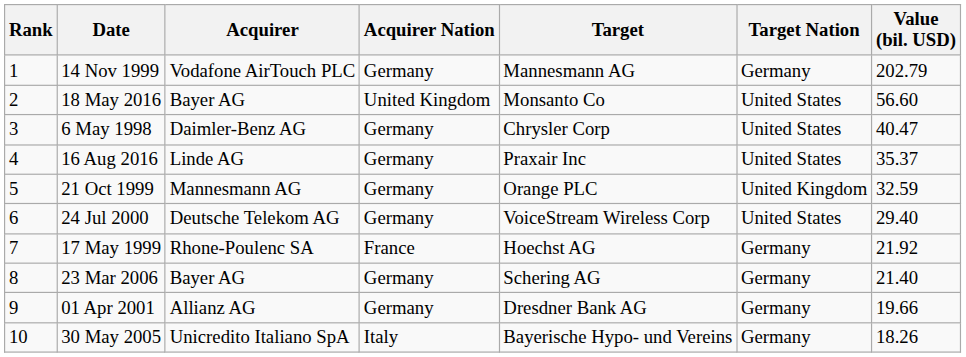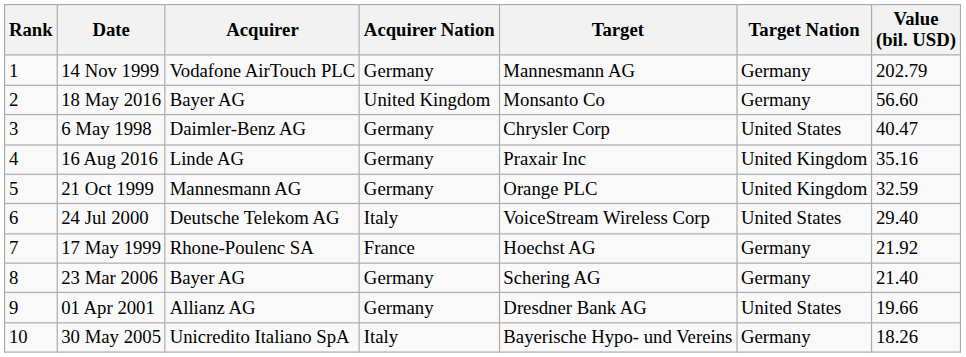(791, 99) United States -> (776, 99) Germany
(791, 159) United States -> (804, 159) United Kingdom
(897, 159) 35.37 -> (897, 159) 35.16
(399, 218) Germany -> (381, 218) Italy
(776, 307) Germany -> (791, 307) United States
